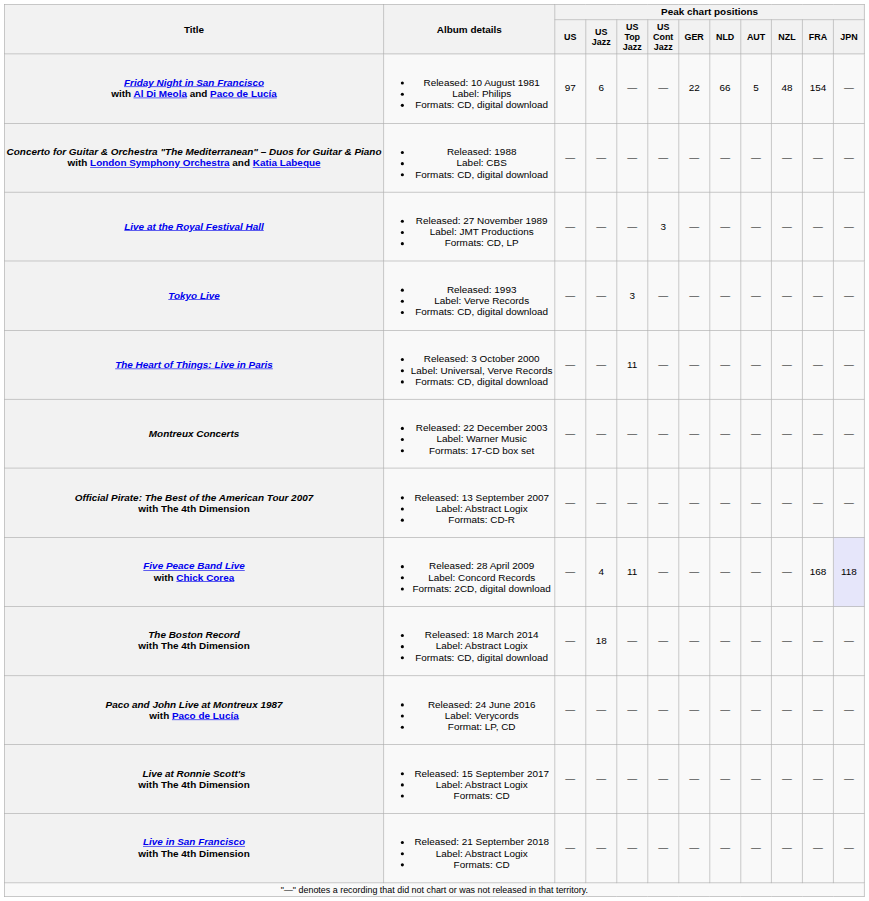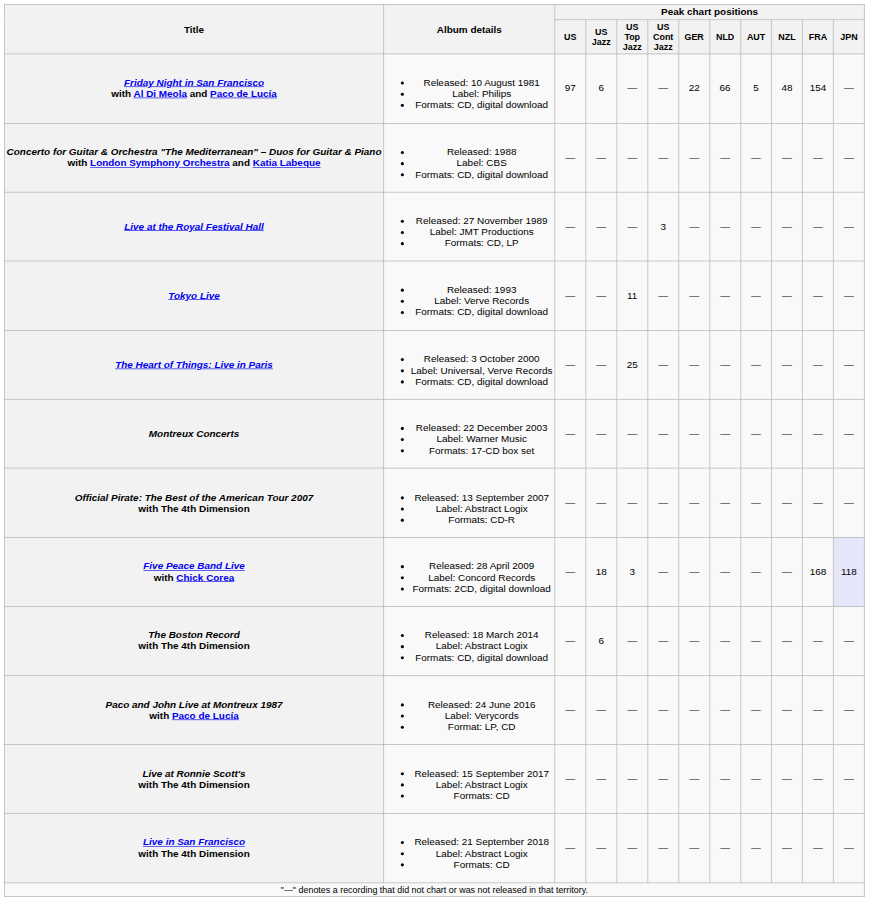(632, 295) 3 -> (632, 295) 11
(632, 364) 11 -> (632, 364) 25
(601, 572) 4 -> (601, 572) 18
(632, 572) 11 -> (632, 572) 3
(601, 641) 18 -> (601, 641) 6
